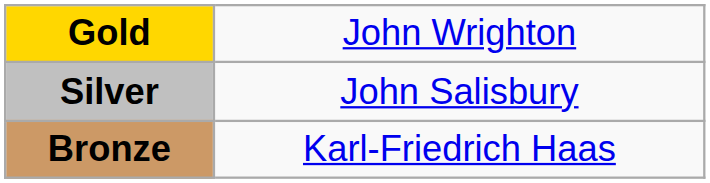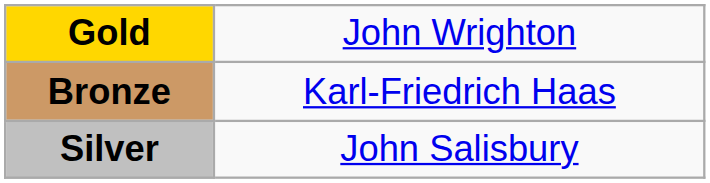rows swapped: (109, 90) <-> (109, 148)
